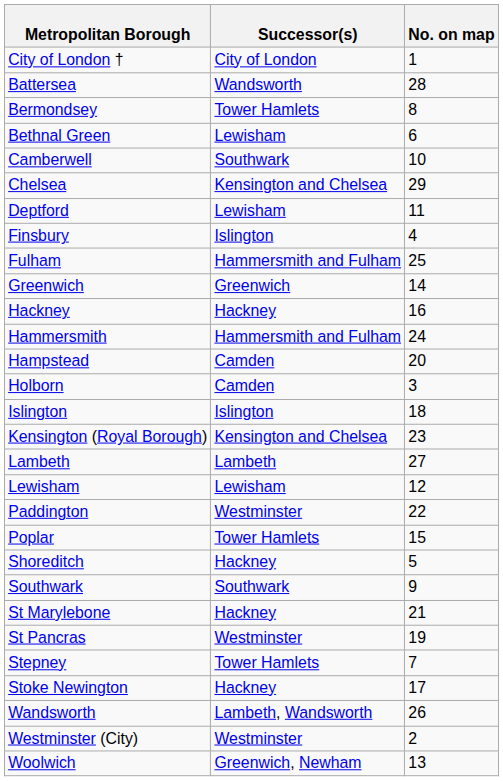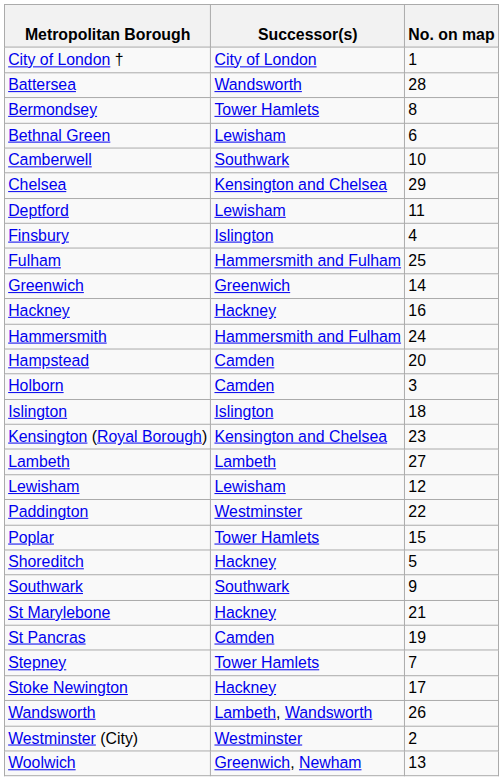(258, 637) Westminster -> (244, 637) Camden
